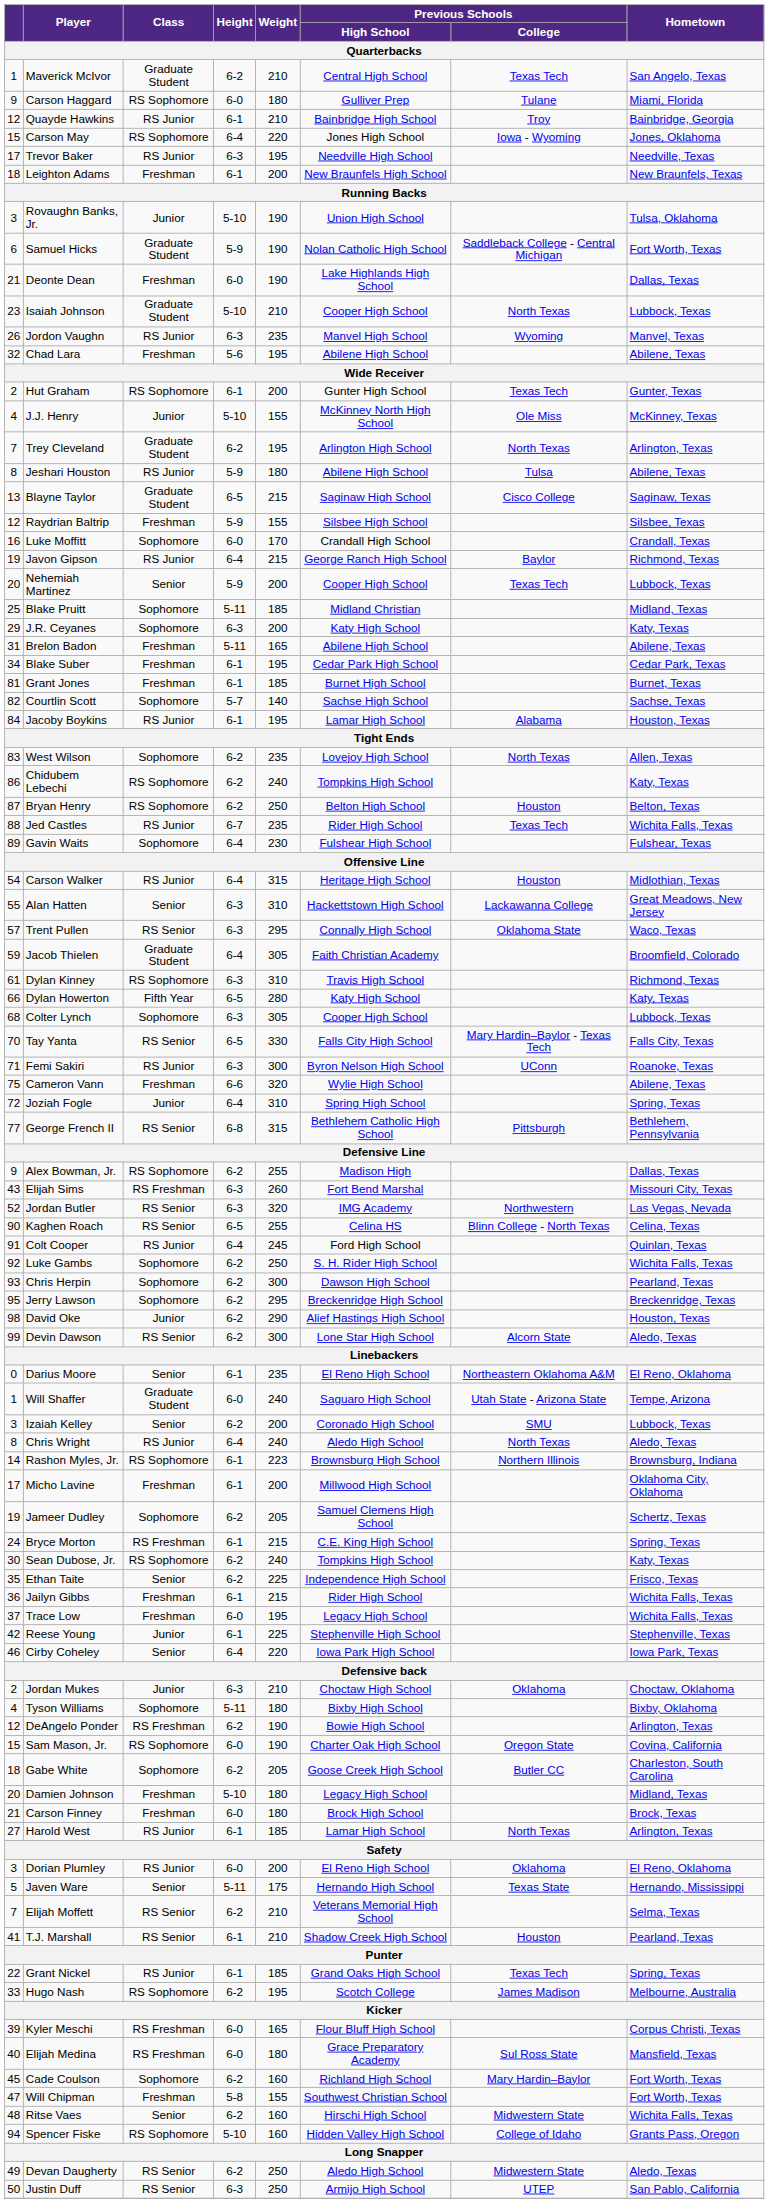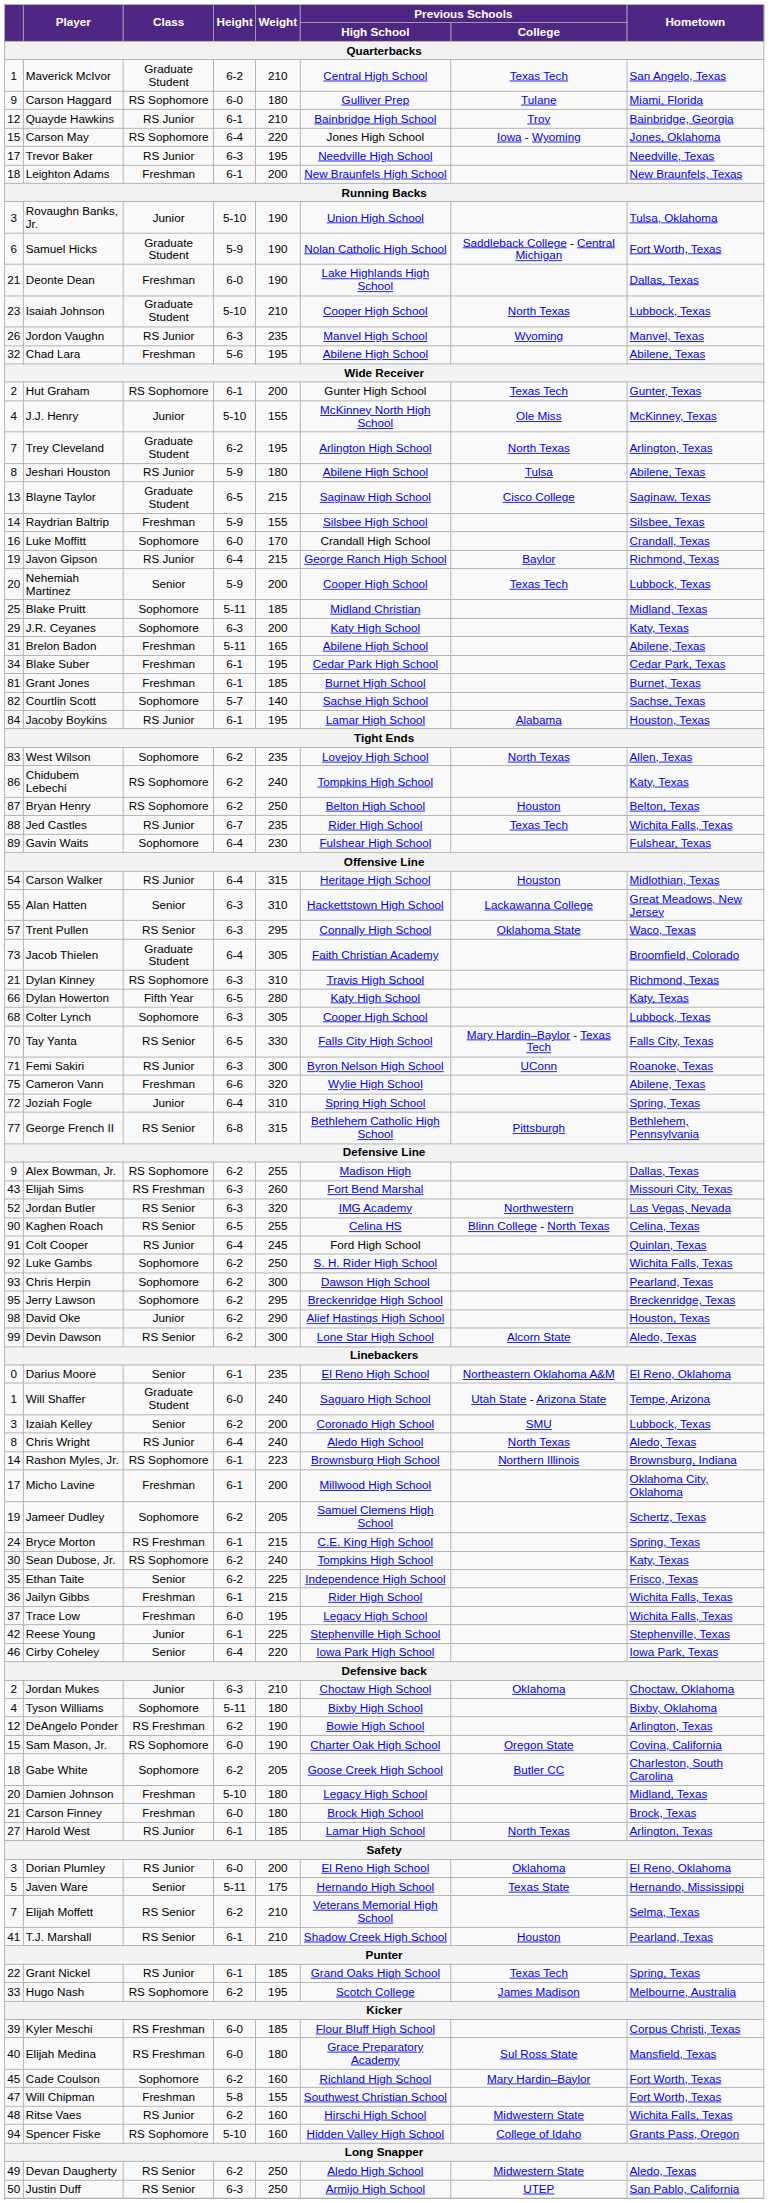(14, 522) 12 -> (14, 522) 14
(14, 954) 59 -> (14, 954) 73
(14, 979) 61 -> (14, 979) 21
(278, 2028) 165 -> (278, 2028) 185
(169, 2115) Senior -> (169, 2115) RS Junior
